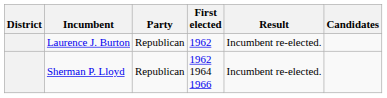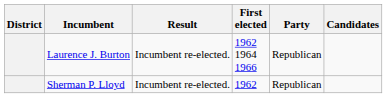columns swapped: (160, 25) <-> (274, 25)
(200, 42) 1962 -> (246, 54) 1962 1964 1966
(200, 72) 1962 1964 1966 -> (246, 84) 1962
